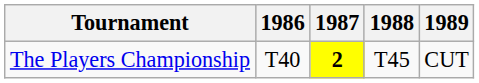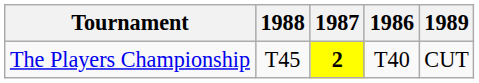columns swapped: (283, 22) <-> (392, 22)
